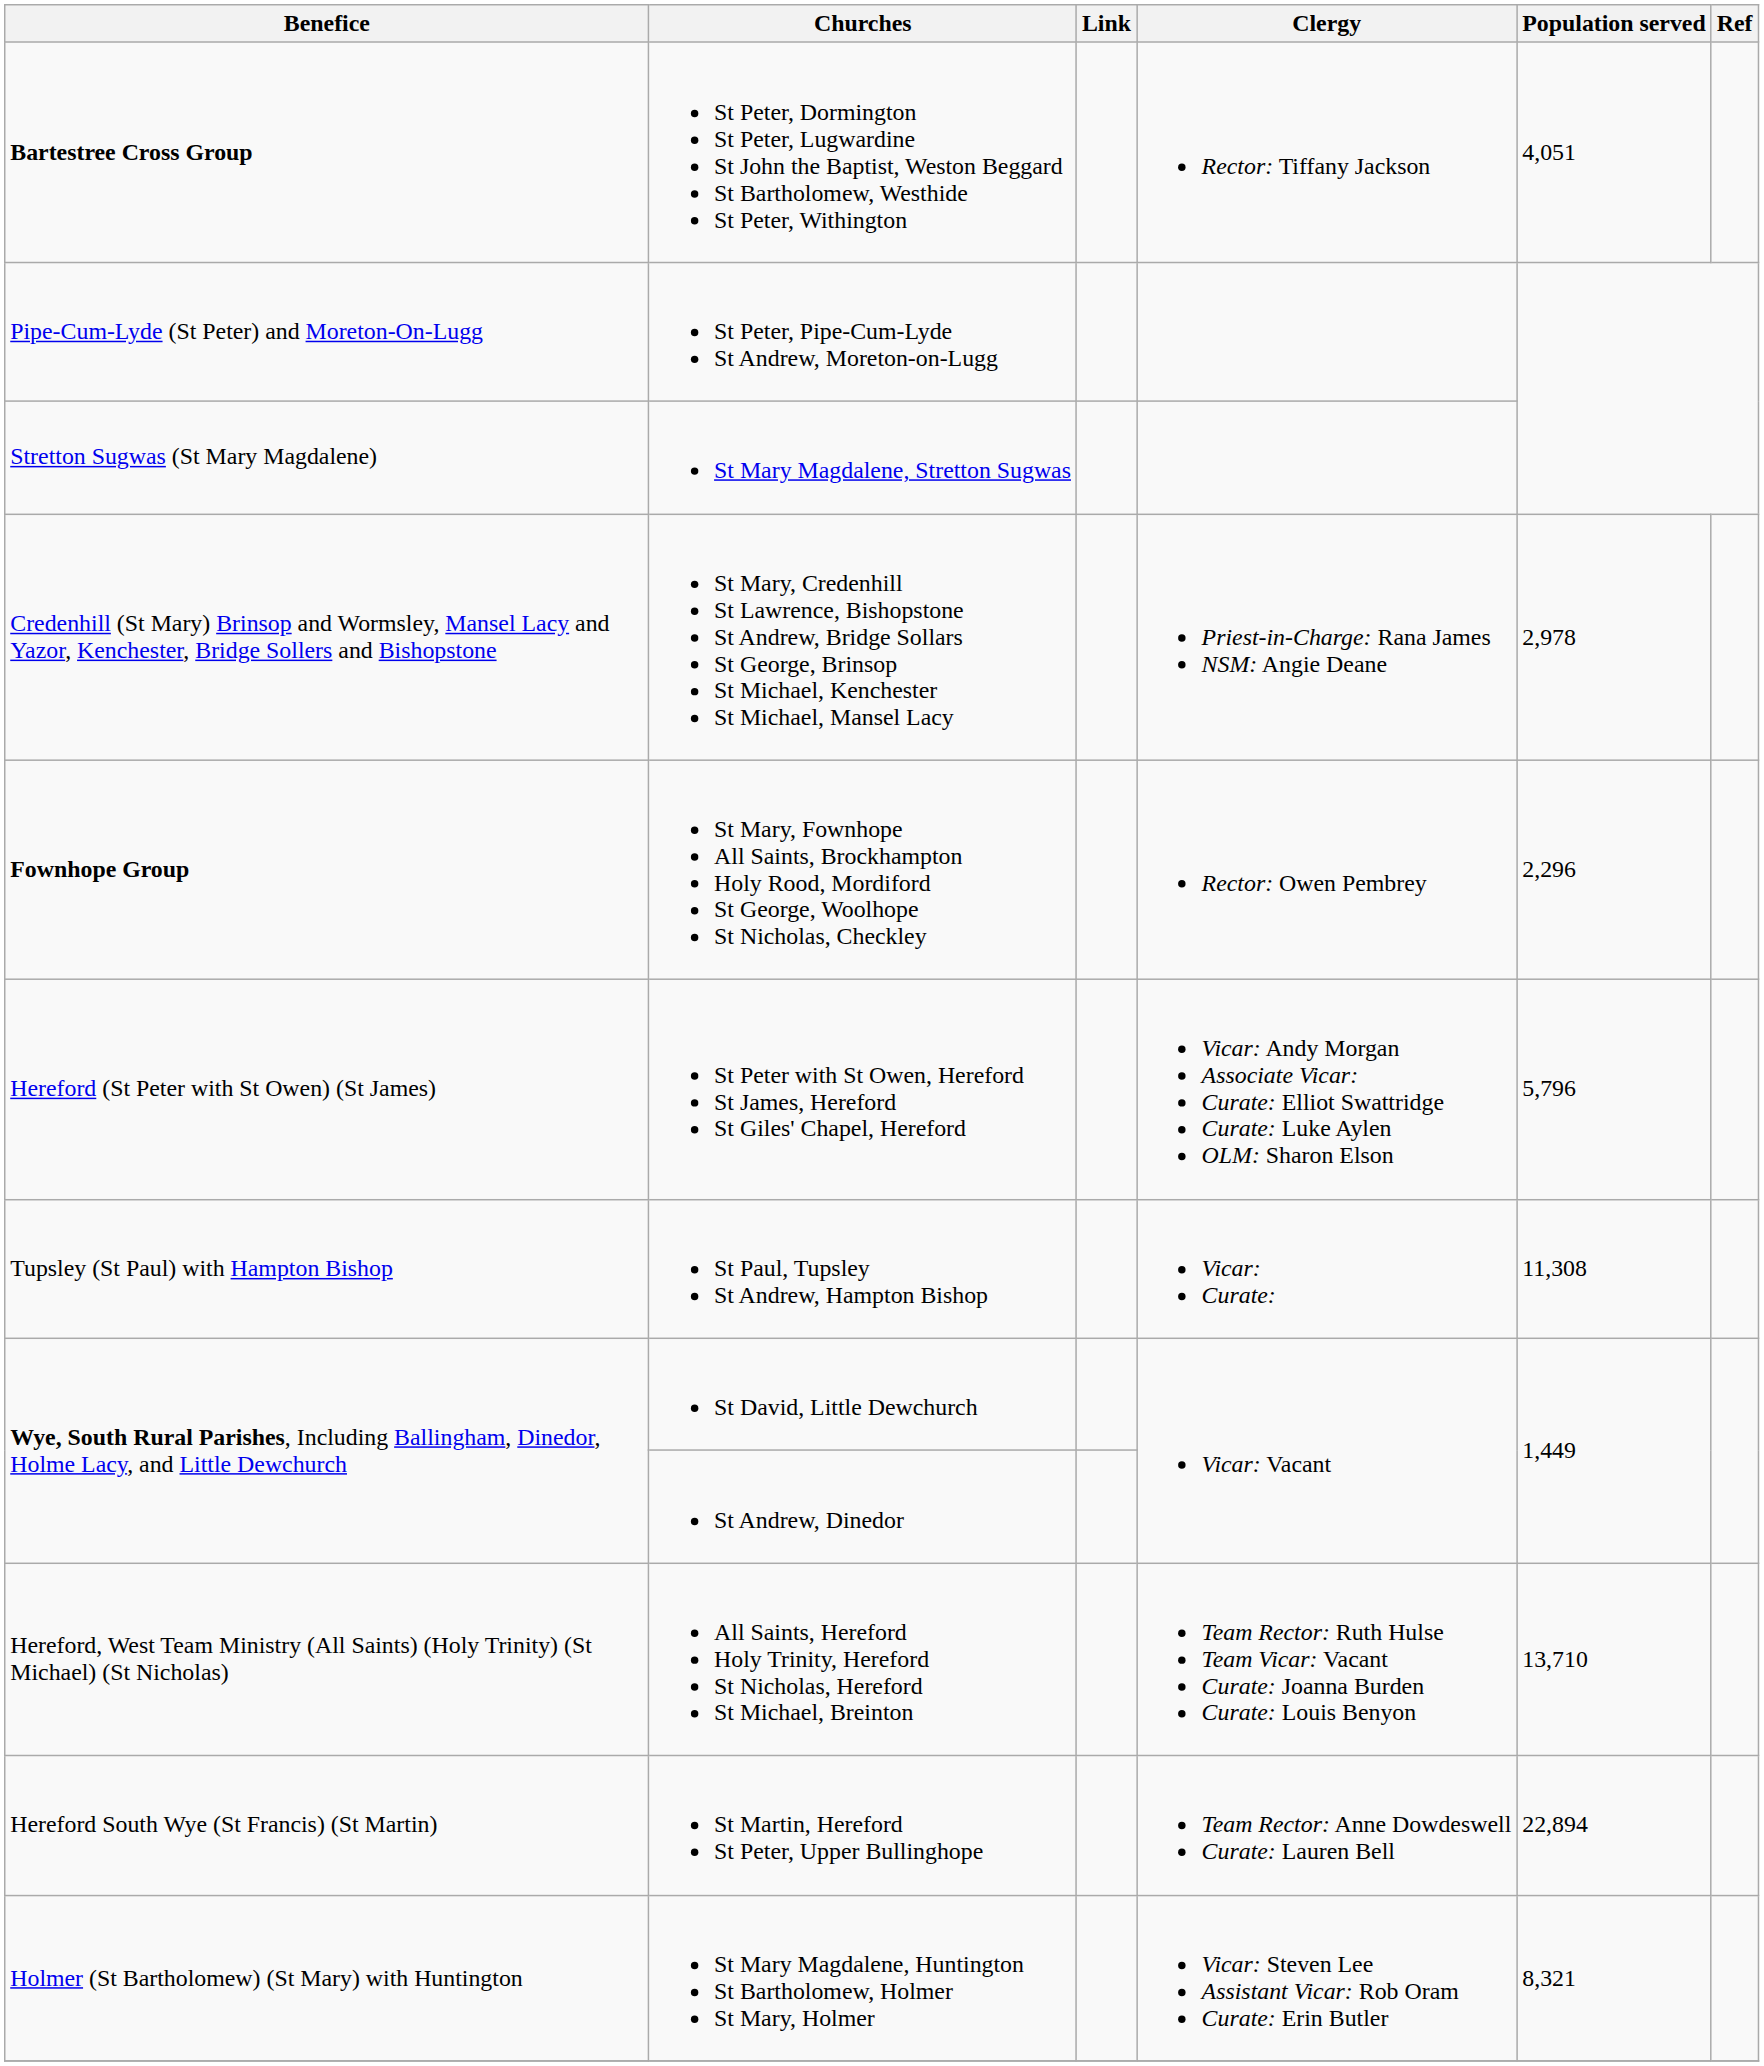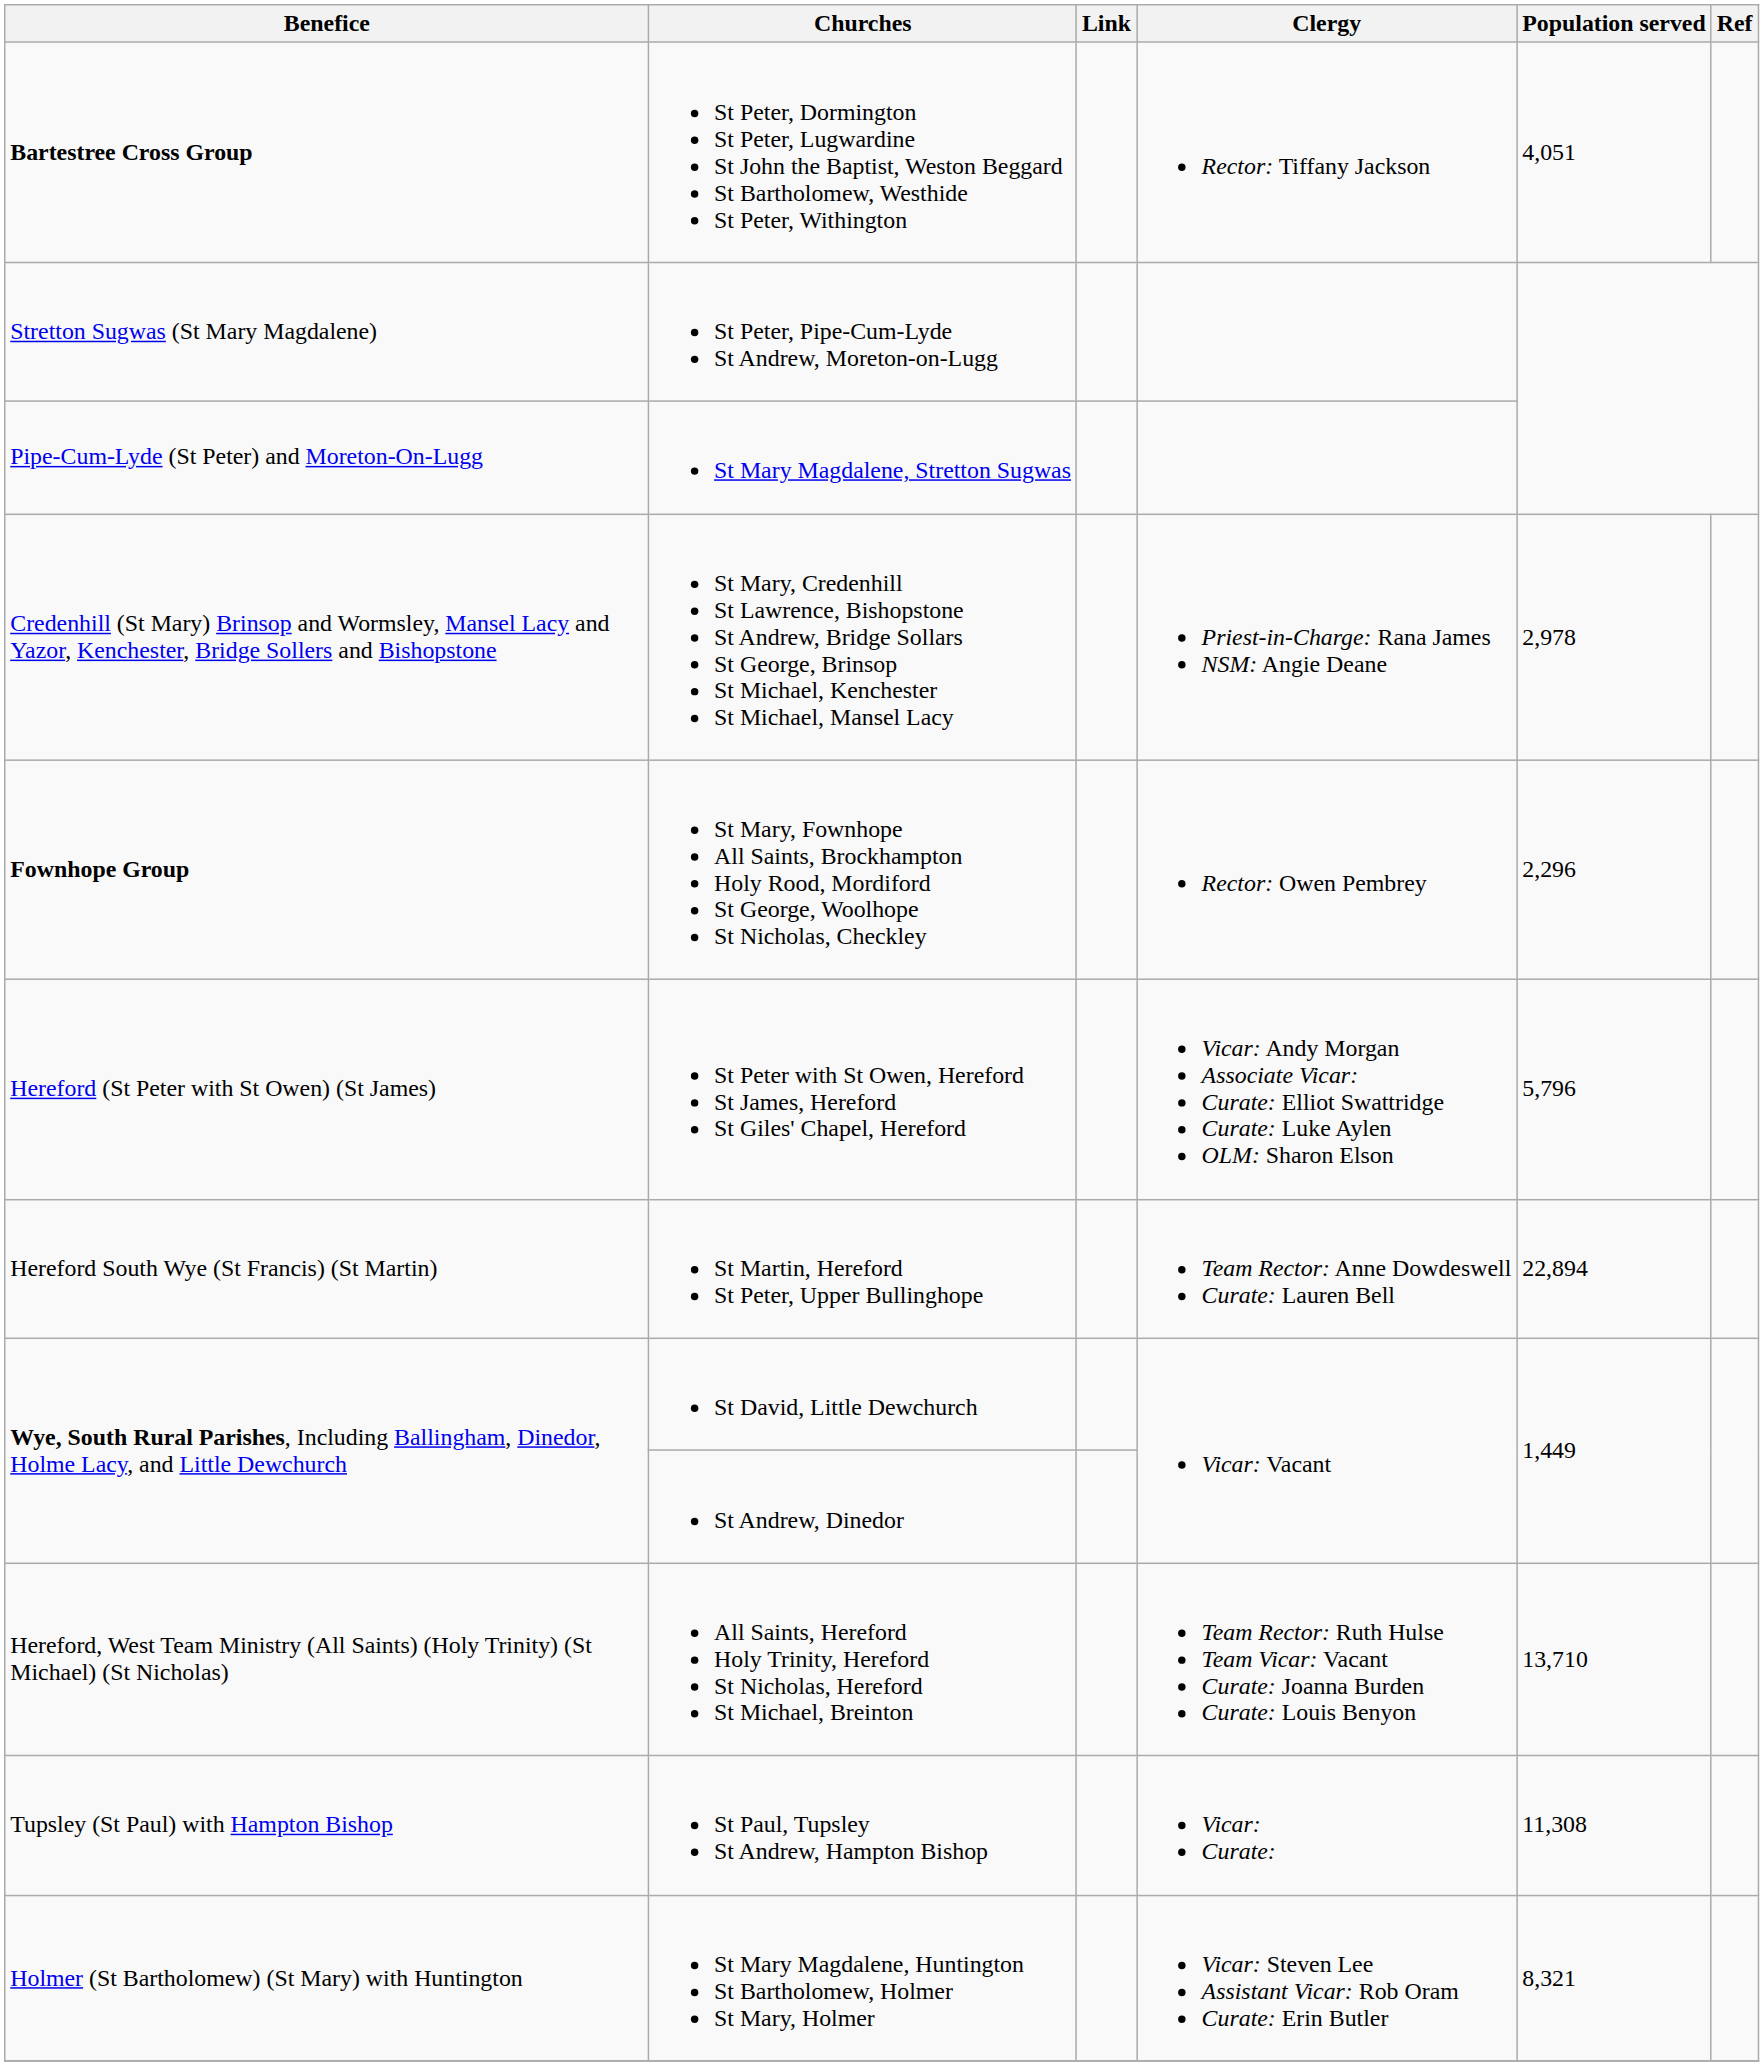(247, 331) Pipe-Cum-Lyde (St Peter) and Moreton-On-Lugg -> (194, 331) Stretton Sugwas (St Mary Magdalene)
(194, 457) Stretton Sugwas (St Mary Magdalene) -> (247, 457) Pipe-Cum-Lyde (St Peter) and Moreton-On-Lugg
rows swapped: (863, 1839) <-> (863, 1282)
